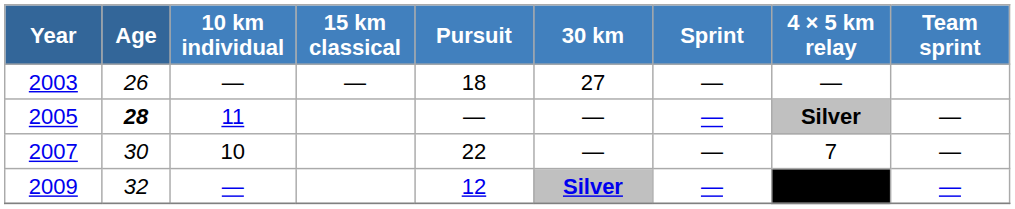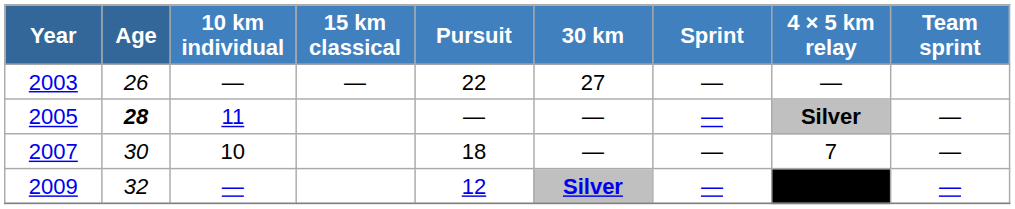(474, 82) 18 -> (474, 82) 22
(474, 152) 22 -> (474, 152) 18
